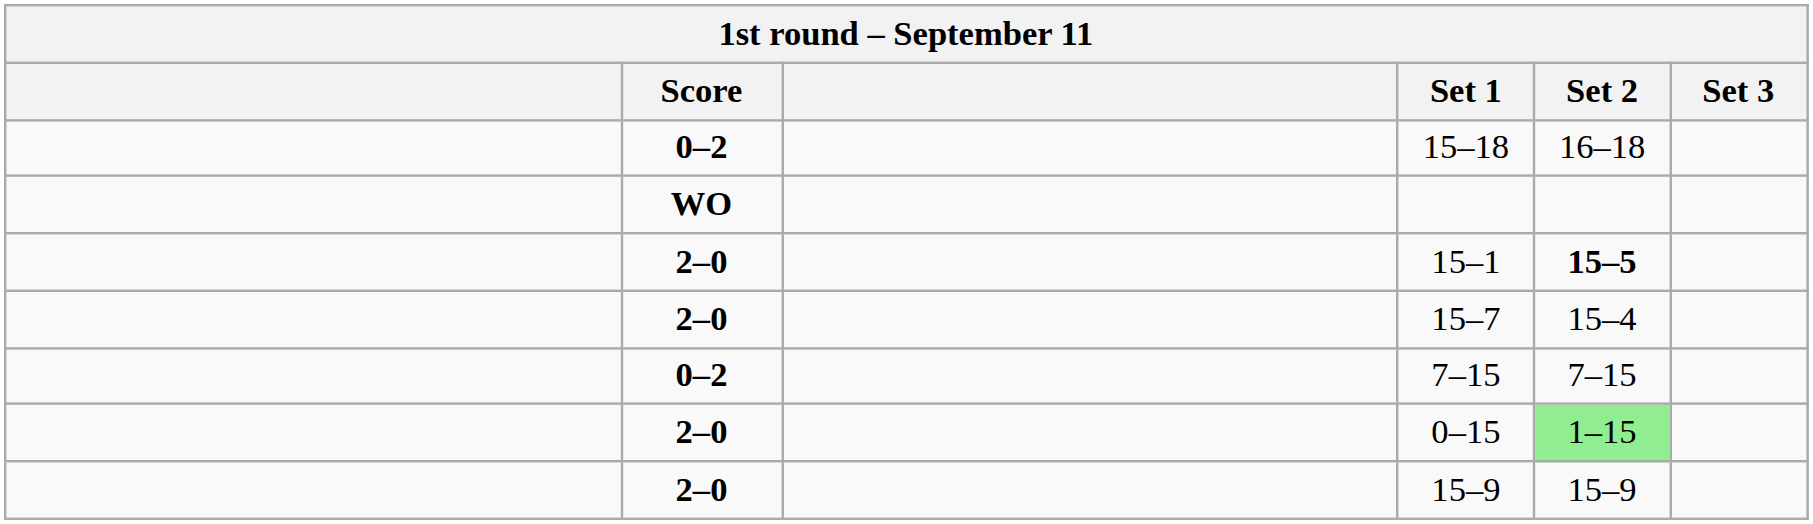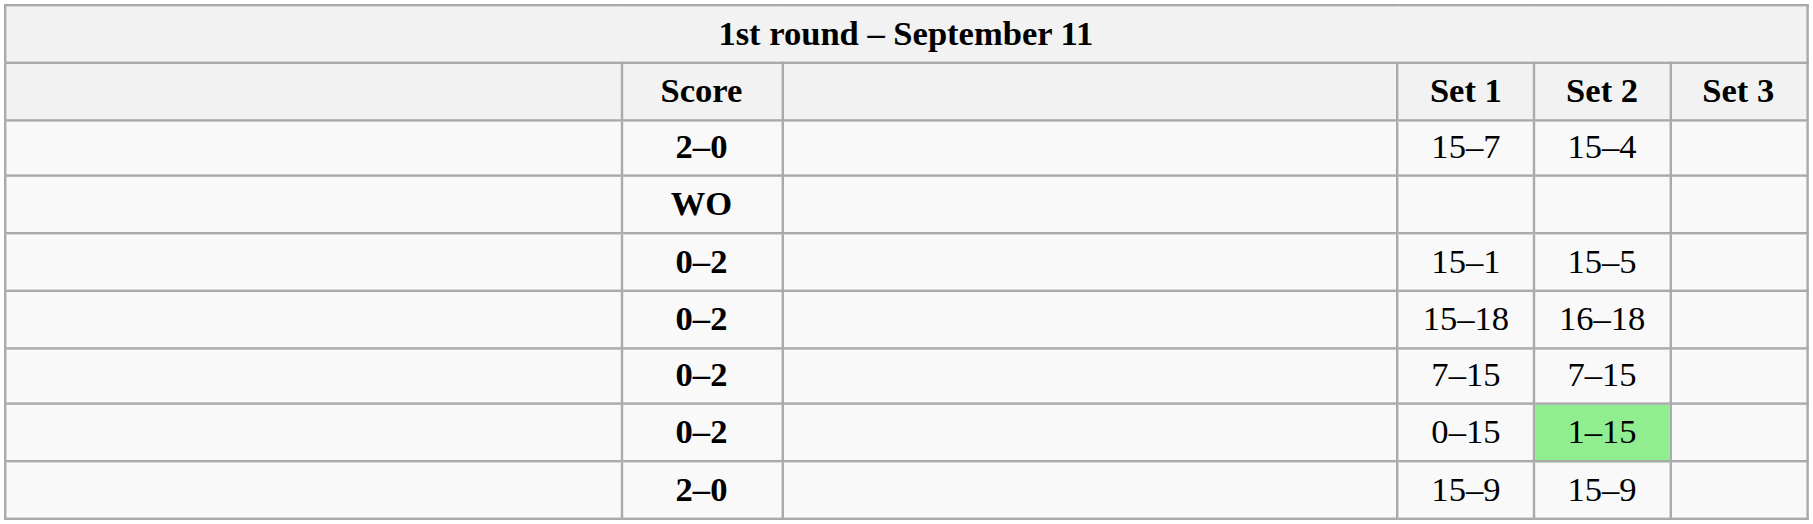rows swapped: (1466, 318) <-> (1466, 147)
(702, 261) 2–0 -> (702, 261) 0–2
(1602, 261) bold -> (1602, 261) normal
(702, 432) 2–0 -> (702, 432) 0–2
